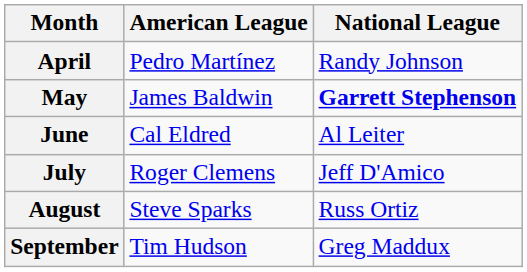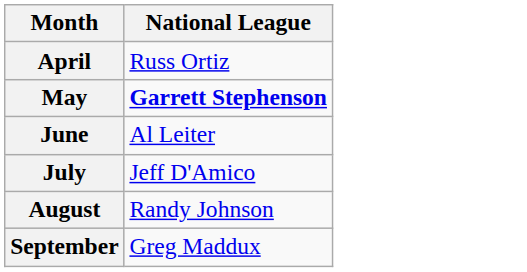- column: (219, 23)
(391, 60) Randy Johnson -> (179, 60) Russ Ortiz
(369, 209) Russ Ortiz -> (202, 209) Randy Johnson
